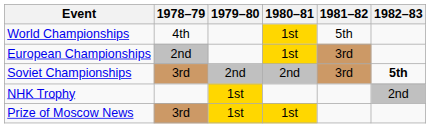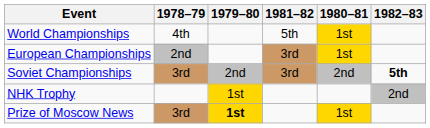columns swapped: (290, 14) <-> (344, 14)
(235, 113) normal -> (235, 113) bold
